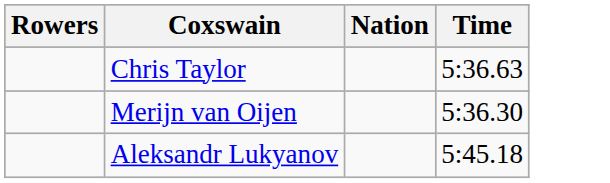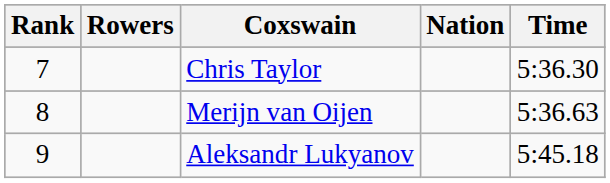+ column: (43, 25)
(482, 68) 5:36.63 -> (558, 68) 5:36.30
(482, 111) 5:36.30 -> (558, 111) 5:36.63
